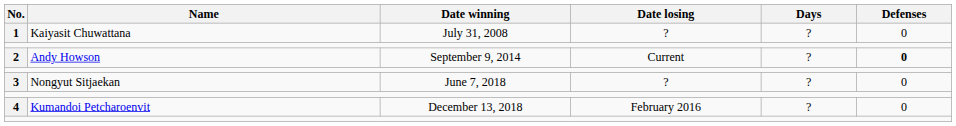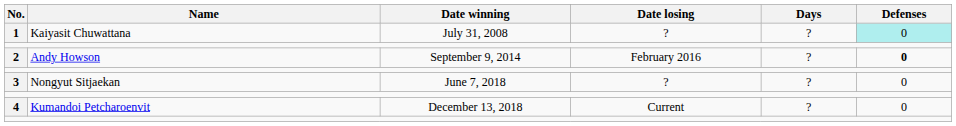(904, 33) no background -> (904, 33) paleturquoise background
(666, 57) Current -> (666, 57) February 2016
(666, 106) February 2016 -> (666, 106) Current
